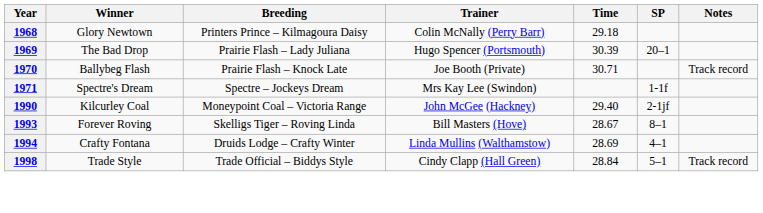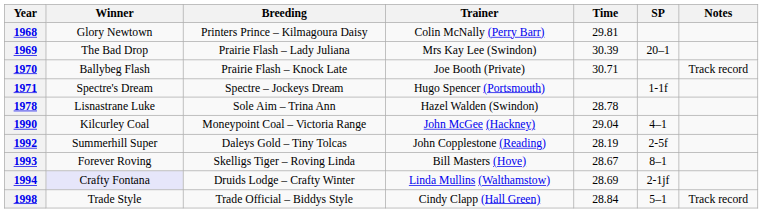(605, 32) 29.18 -> (605, 32) 29.81
(479, 50) Hugo Spencer (Portsmouth) -> (479, 50) Mrs Kay Lee (Swindon)
(479, 87) Mrs Kay Lee (Swindon) -> (479, 87) Hugo Spencer (Portsmouth)
+ row: (25, 106)
(605, 106) 29.40 -> (605, 124) 29.04
(658, 106) 2-1jf -> (658, 124) 4–1
+ row: (25, 143)
(115, 143) no background -> (115, 180) lavender background
(658, 143) 4–1 -> (658, 180) 2-1jf
